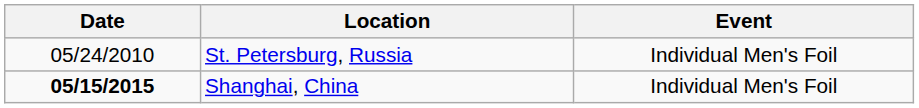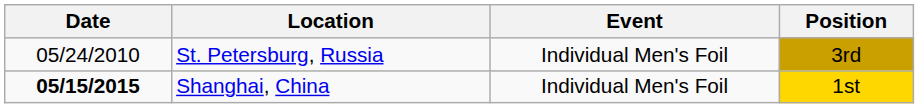+ column: (846, 21)
